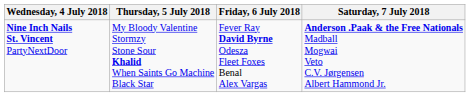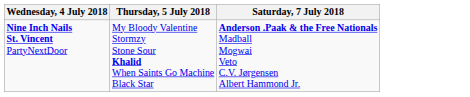- column: (259, 12)
